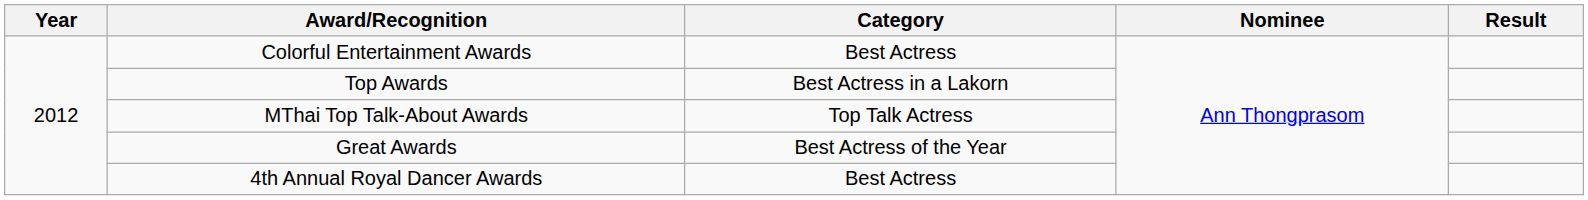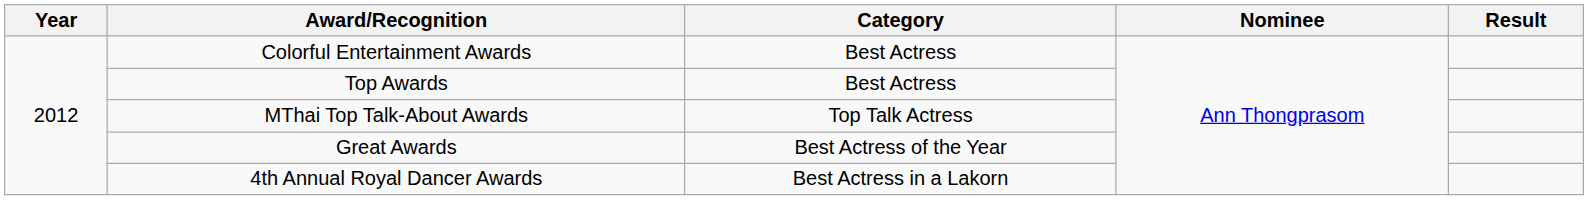(901, 83) Best Actress in a Lakorn -> (901, 83) Best Actress
(901, 178) Best Actress -> (901, 178) Best Actress in a Lakorn
